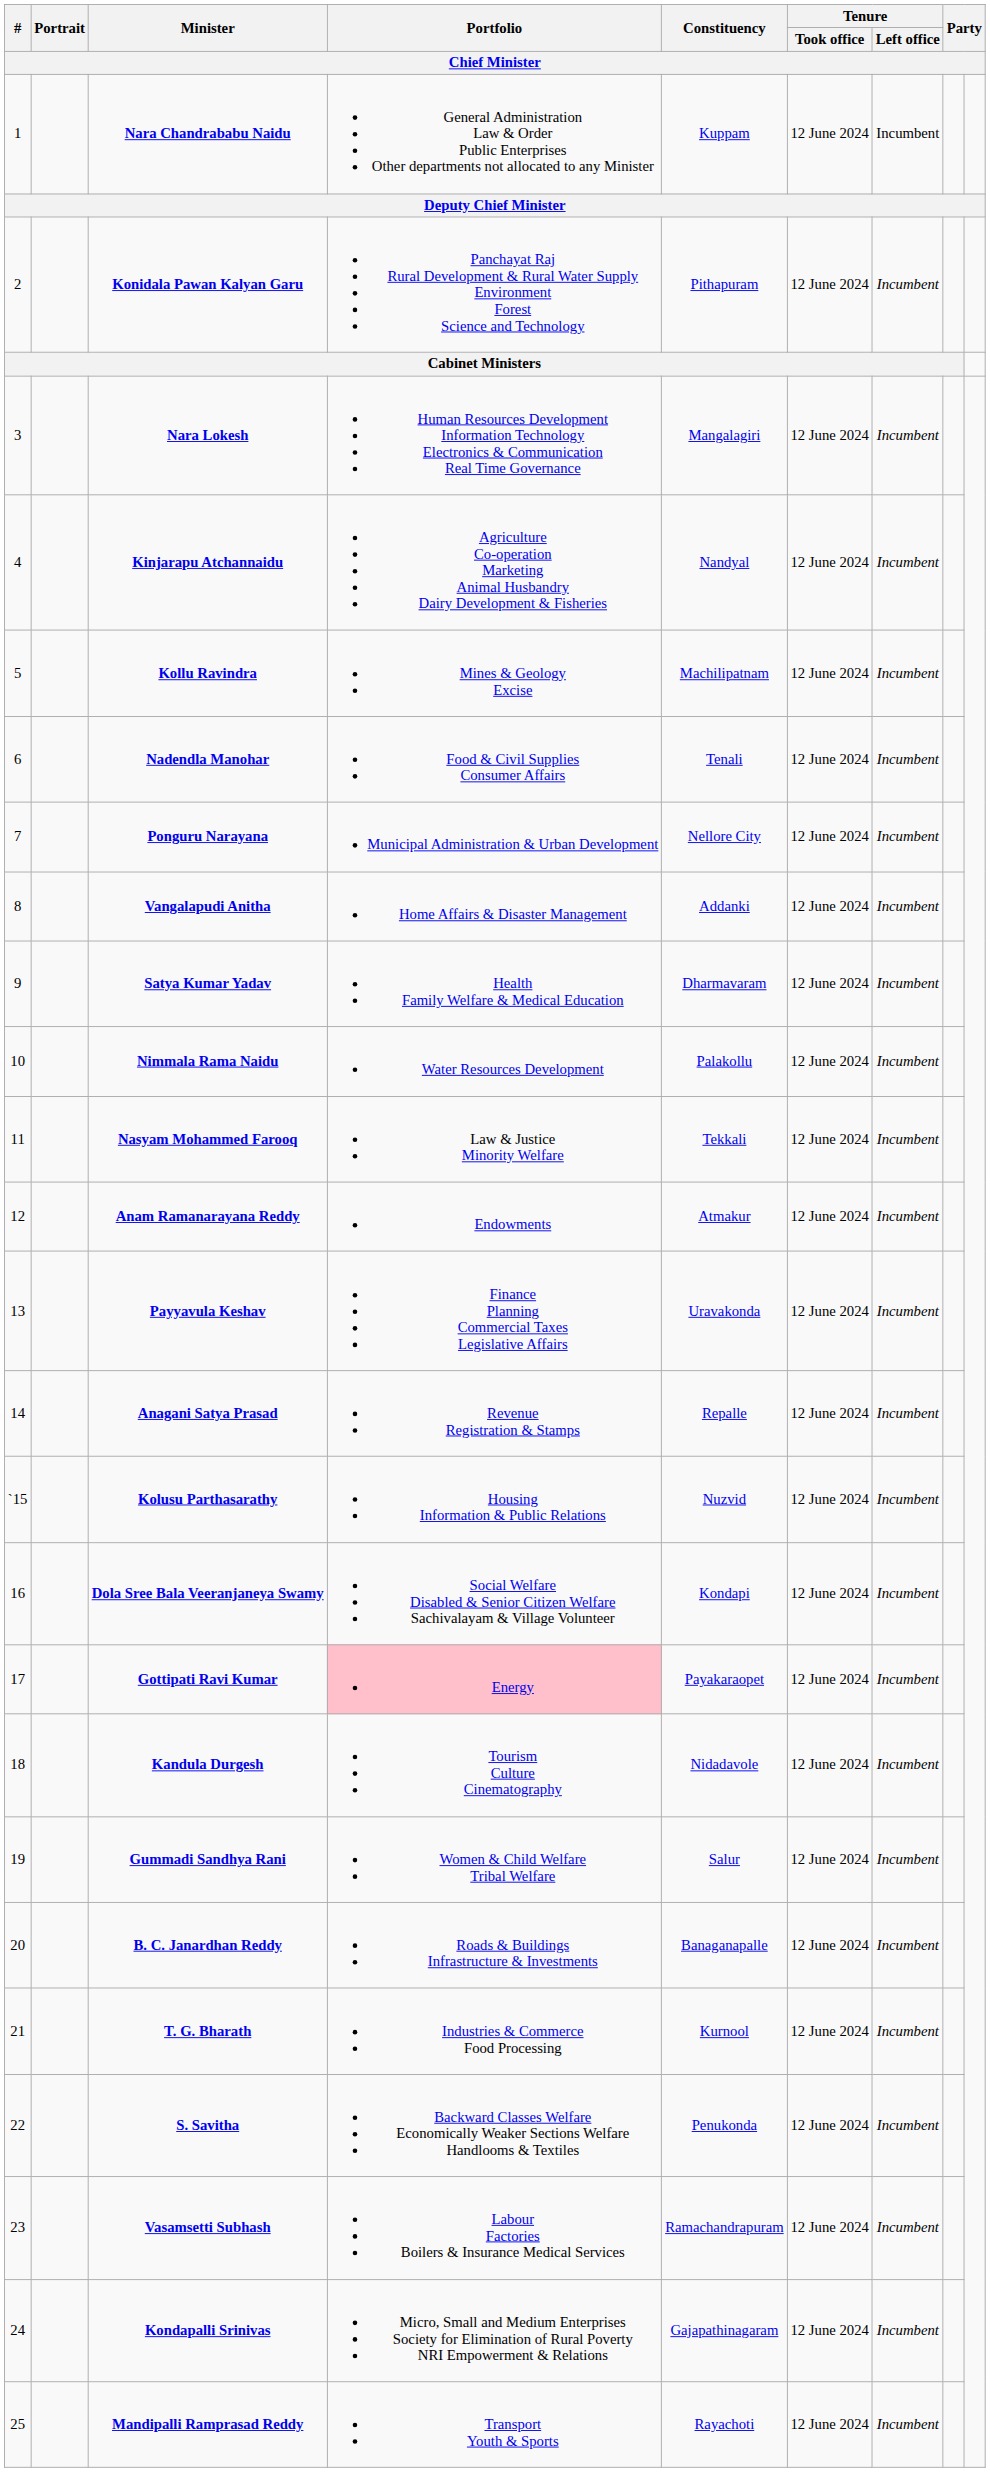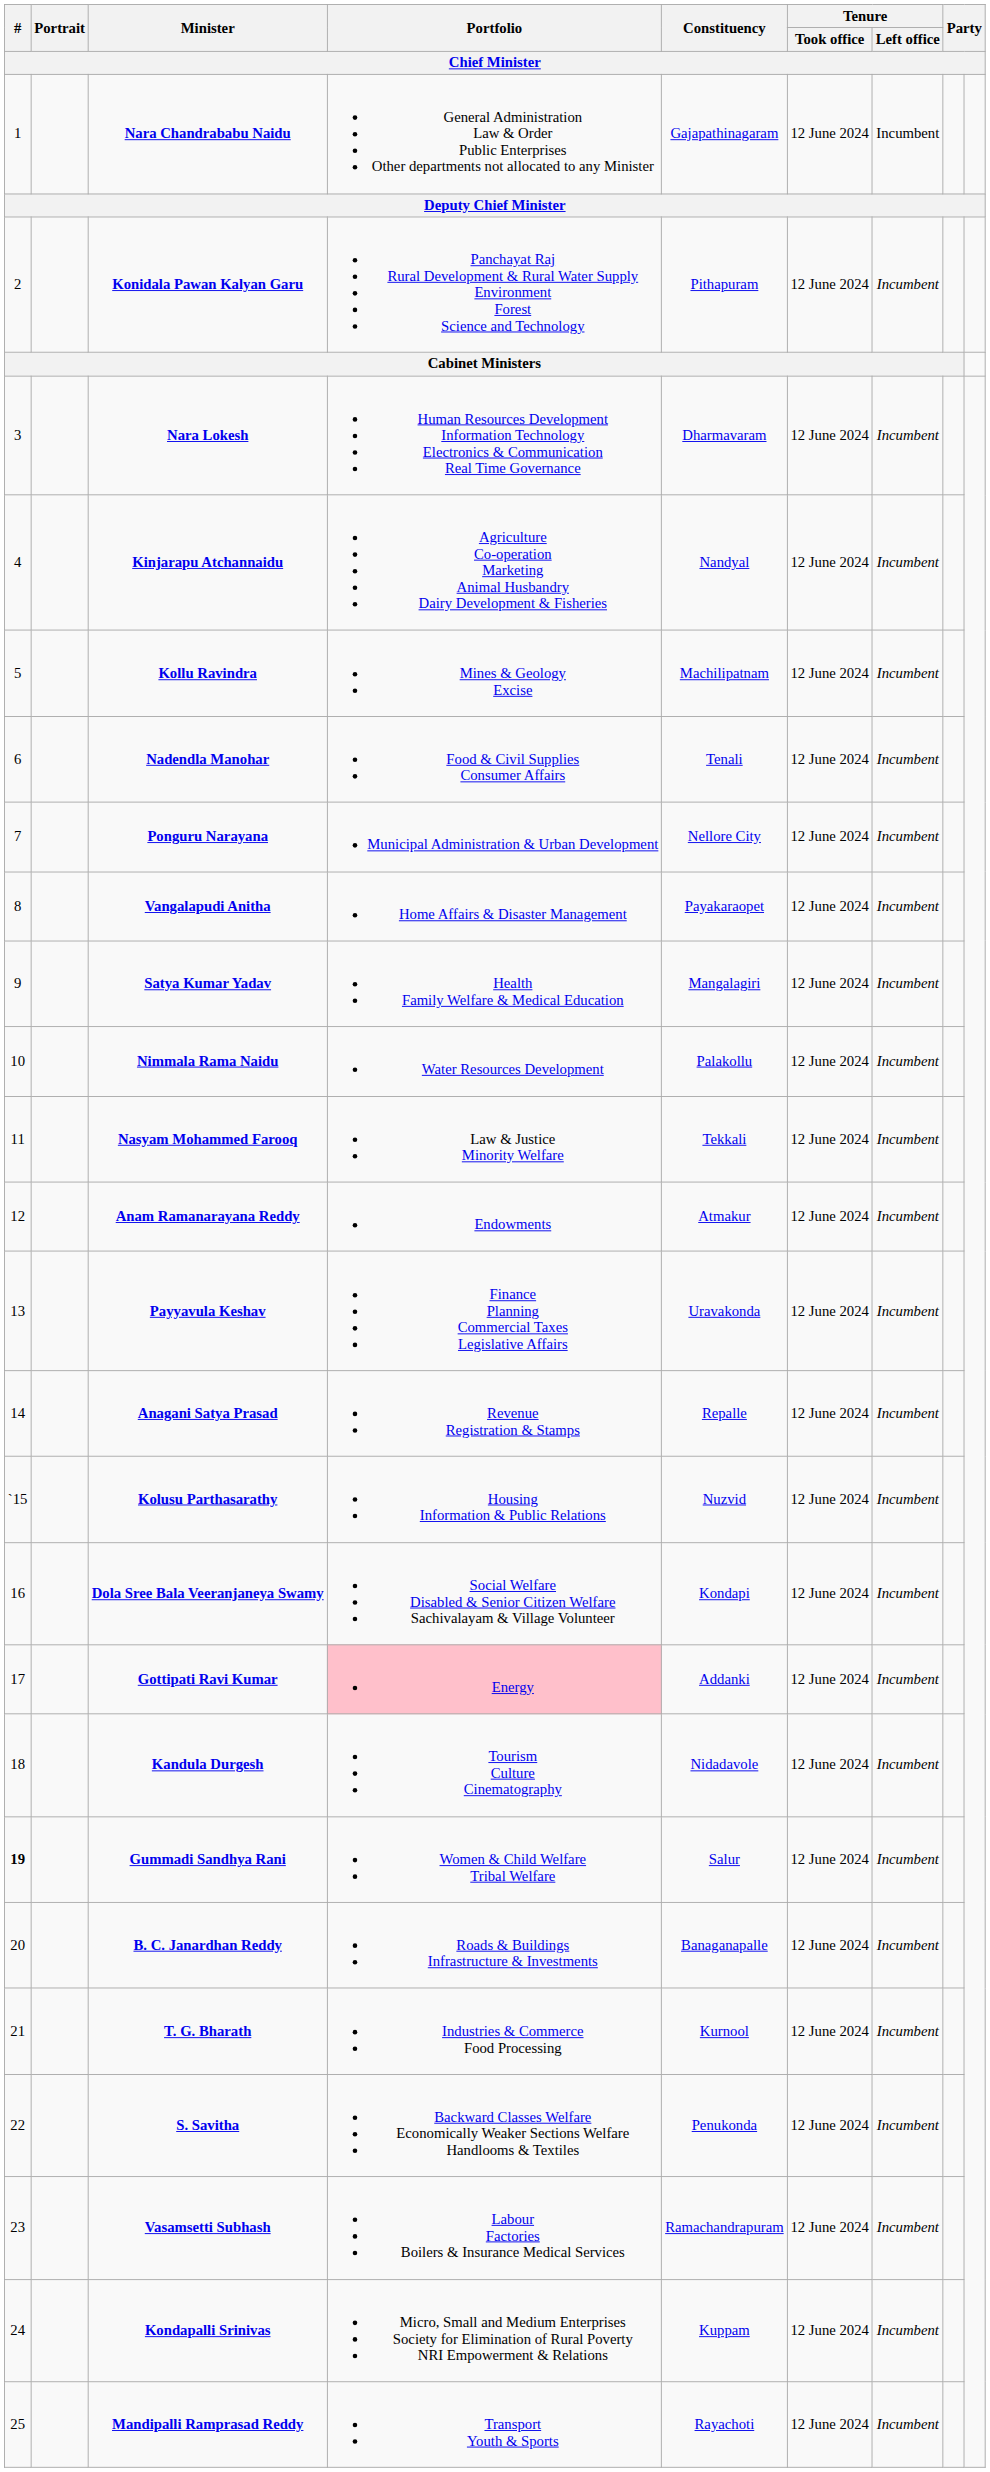(724, 134) Kuppam -> (724, 134) Gajapathinagaram
(724, 435) Mangalagiri -> (724, 435) Dharmavaram
(724, 906) Addanki -> (724, 906) Payakaraopet
(724, 983) Dharmavaram -> (724, 983) Mangalagiri
(724, 1679) Payakaraopet -> (724, 1679) Addanki
(18, 1859) normal -> (18, 1859) bold
(724, 2330) Gajapathinagaram -> (724, 2330) Kuppam
